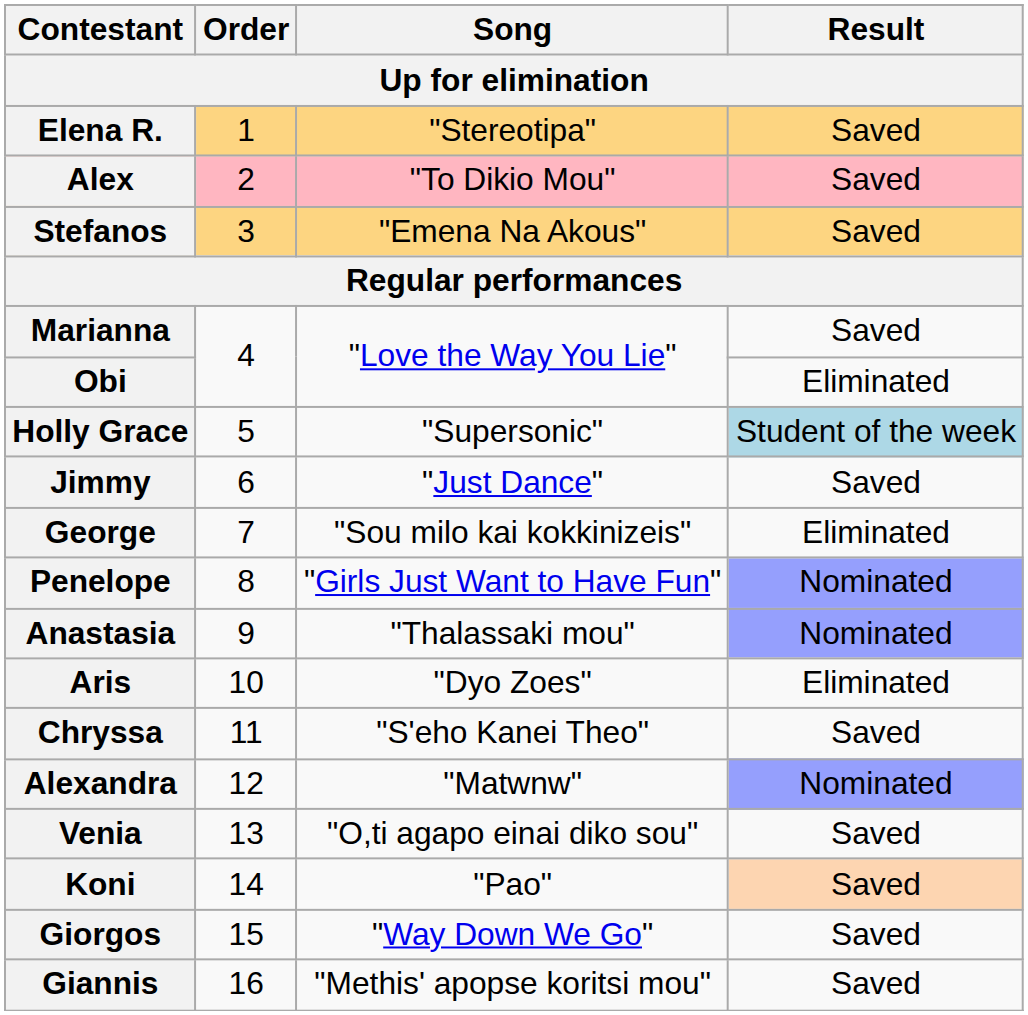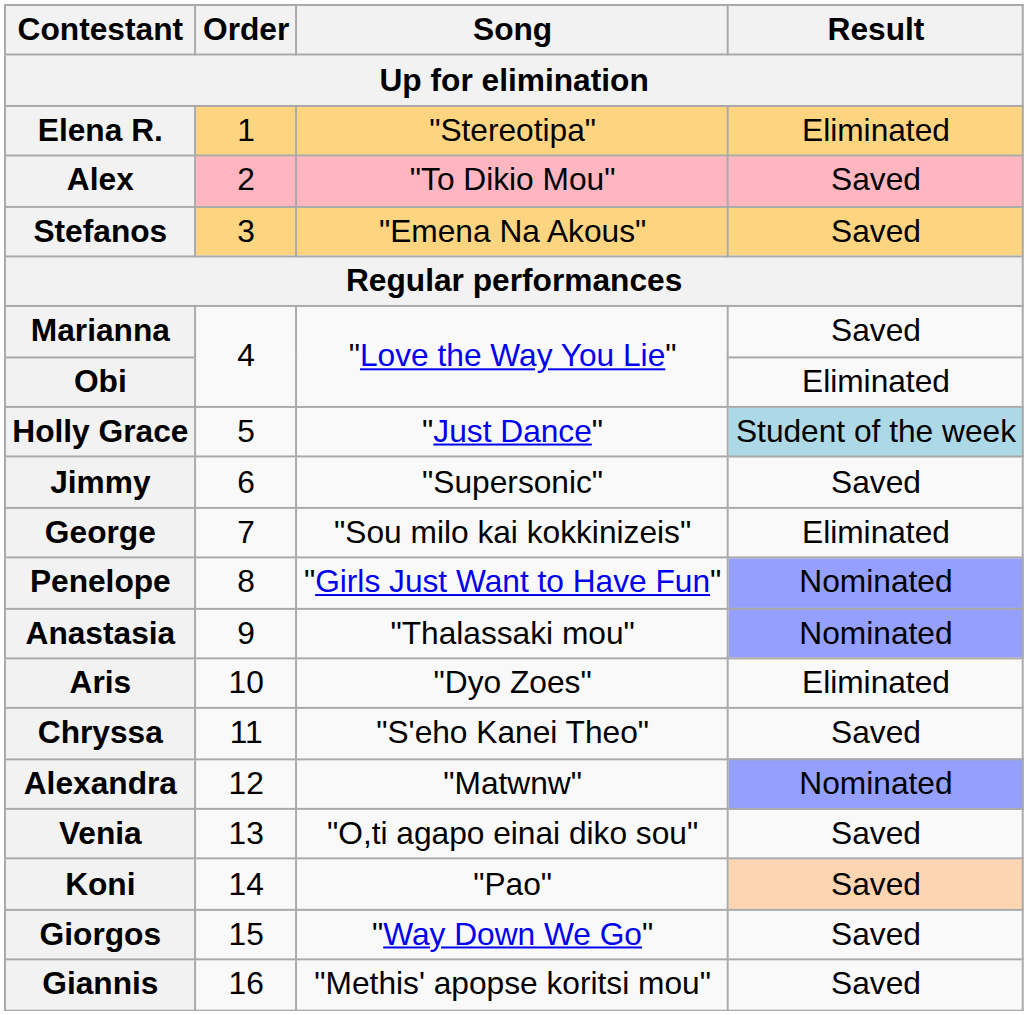(876, 130) Saved -> (876, 130) Eliminated
(513, 431) "Supersonic" -> (513, 431) "Just Dance"
(513, 481) "Just Dance" -> (513, 481) "Supersonic"
